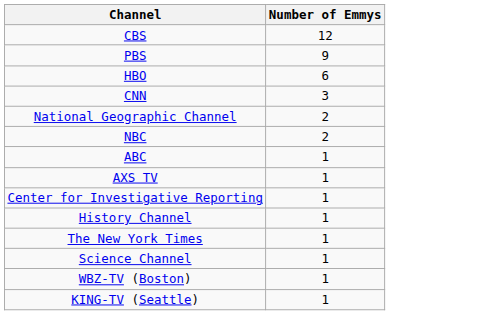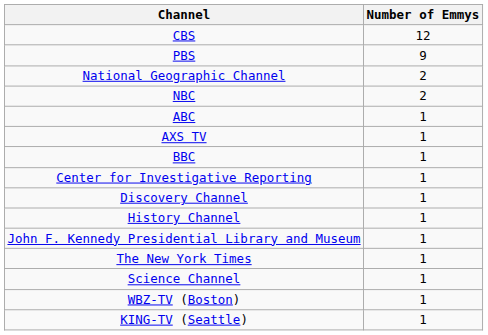- row: (135, 76)
- row: (135, 96)
+ row: (184, 157)
+ row: (184, 198)
+ row: (184, 238)
